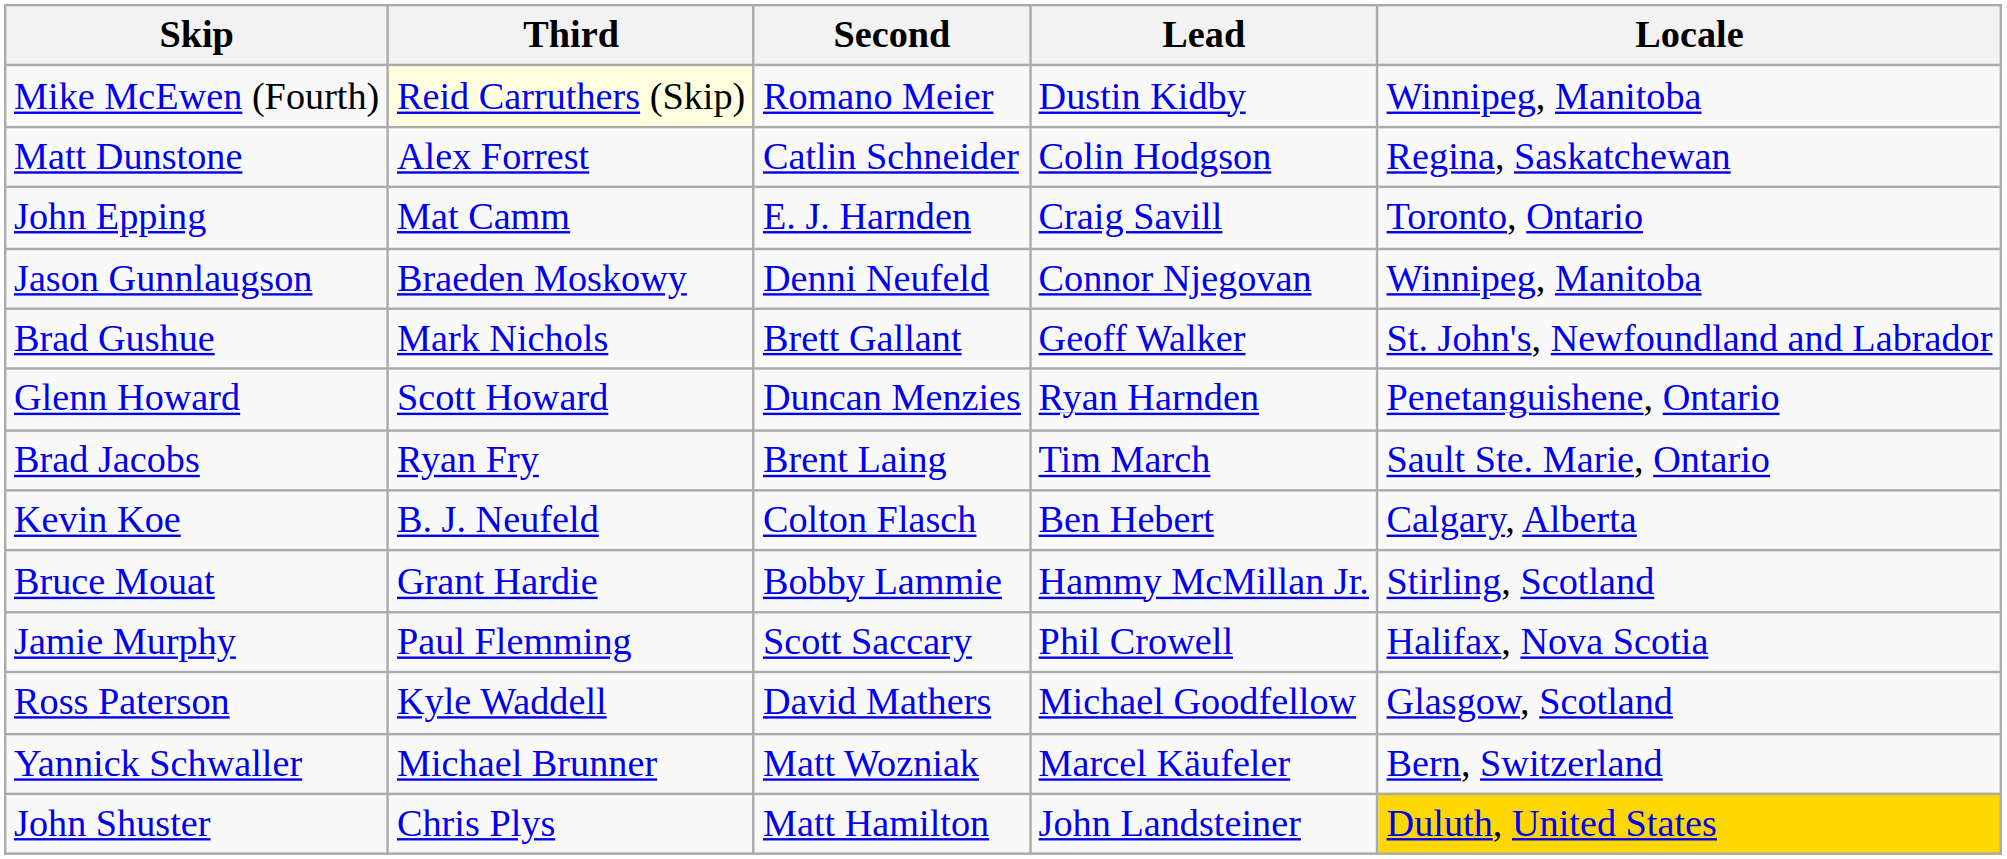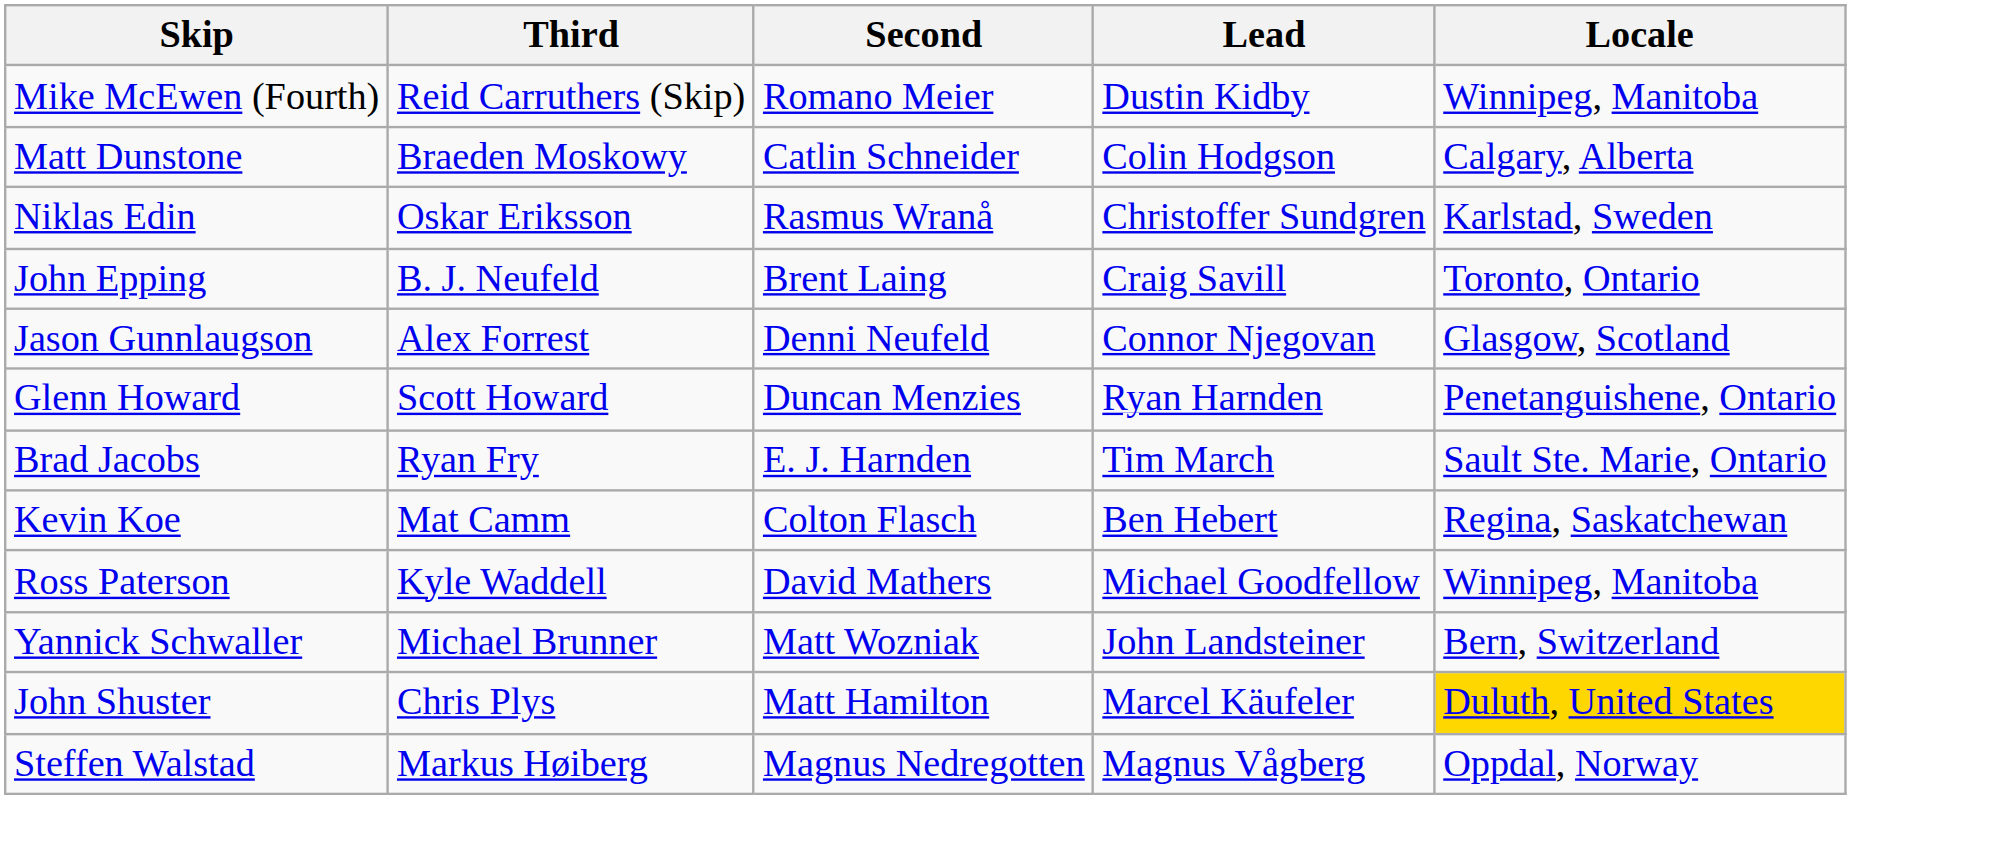(571, 95) lightyellow background -> (571, 95) no background
(493, 156) Alex Forrest -> (542, 156) Braeden Moskowy
(1559, 156) Regina, Saskatchewan -> (1568, 156) Calgary, Alberta
+ row: (105, 216)
(484, 216) Mat Camm -> (498, 277) B. J. Neufeld
(867, 216) E. J. Harnden -> (855, 277) Brent Laing
(542, 277) Braeden Moskowy -> (493, 338) Alex Forrest
(1544, 277) Winnipeg, Manitoba -> (1586, 338) Glasgow, Scotland
- row: (114, 338)
(855, 459) Brent Laing -> (867, 459) E. J. Harnden
(498, 519) B. J. Neufeld -> (484, 519) Mat Camm
(1512, 519) Calgary, Alberta -> (1615, 519) Regina, Saskatchewan
- row: (114, 580)
- row: (125, 641)
(1530, 701) Glasgow, Scotland -> (1601, 580) Winnipeg, Manitoba
(1164, 762) Marcel Käufeler -> (1234, 641) John Landsteiner
(1170, 823) John Landsteiner -> (1228, 701) Marcel Käufeler
+ row: (134, 762)
